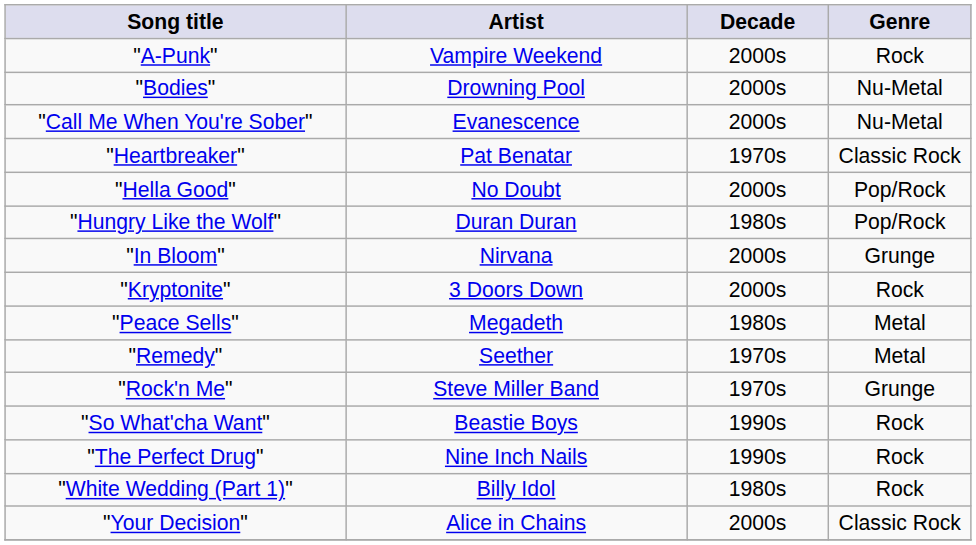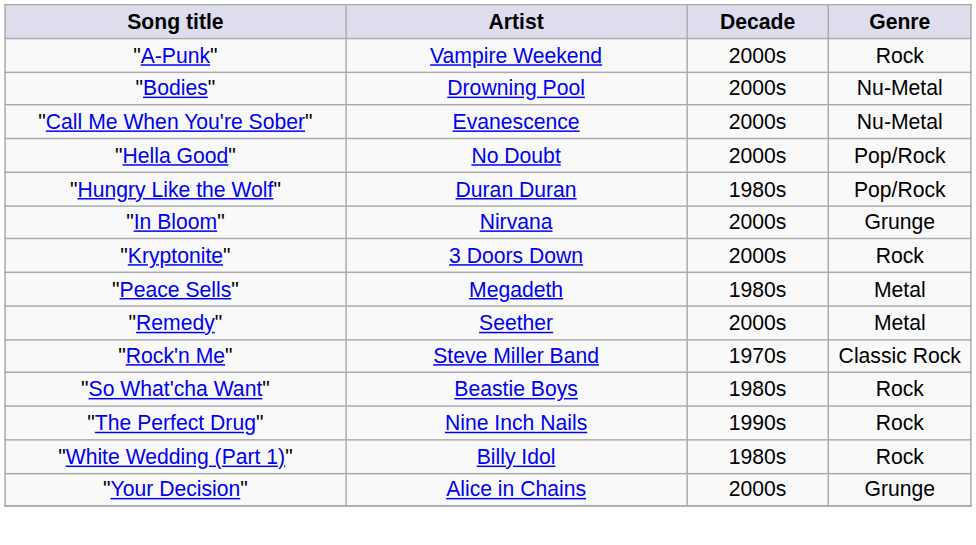- row: (175, 155)
(758, 356) 1970s -> (758, 322) 2000s
(900, 389) Grunge -> (900, 356) Classic Rock
(758, 423) 1990s -> (758, 389) 1980s
(900, 523) Classic Rock -> (900, 490) Grunge
